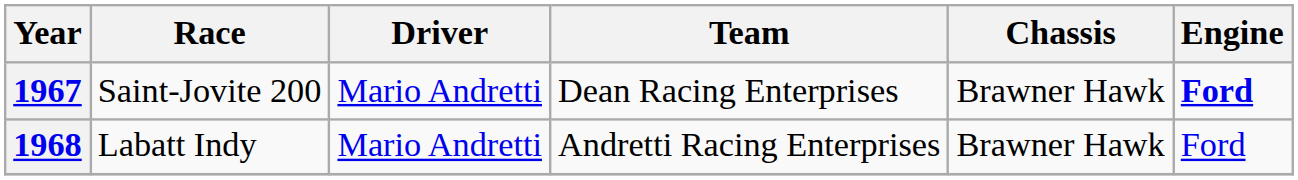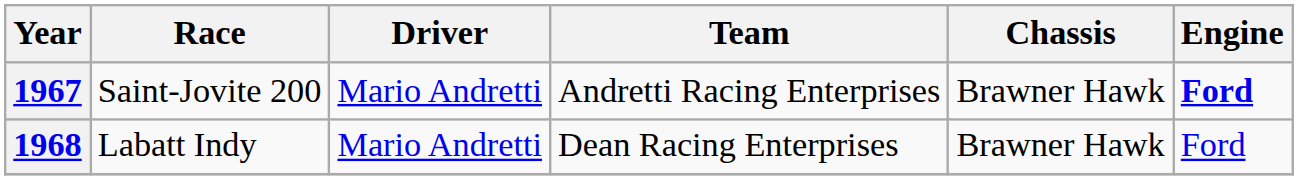(728, 89) Dean Racing Enterprises -> (749, 89) Andretti Racing Enterprises
(749, 146) Andretti Racing Enterprises -> (728, 146) Dean Racing Enterprises
